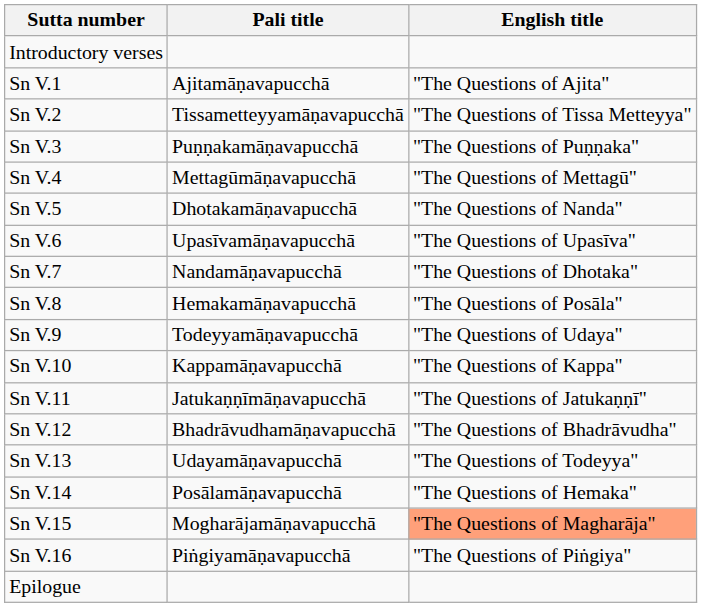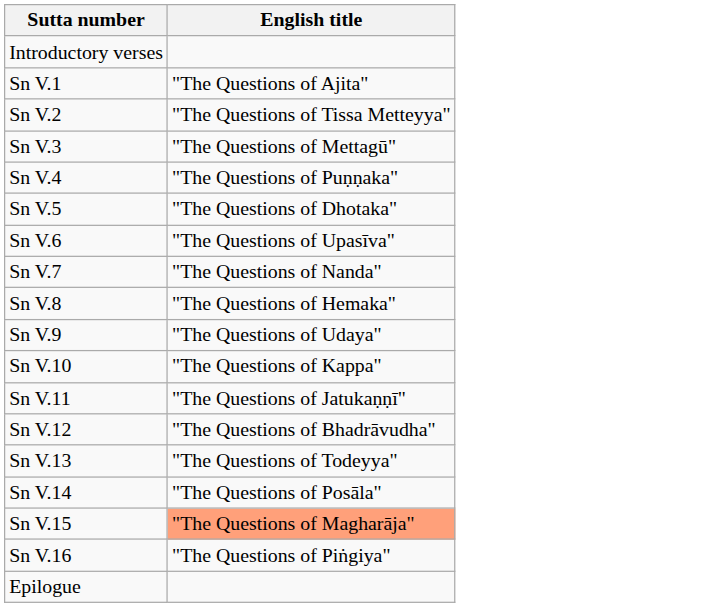- column: (288, 20)
(526, 146) "The Questions of Puṇṇaka" -> (284, 146) "The Questions of Mettagū"
(525, 177) "The Questions of Mettagū" -> (285, 177) "The Questions of Puṇṇaka"
(518, 209) "The Questions of Nanda" -> (285, 209) "The Questions of Dhotaka"
(525, 271) "The Questions of Dhotaka" -> (277, 271) "The Questions of Nanda"
(518, 303) "The Questions of Posāla" -> (284, 303) "The Questions of Hemaka"
(525, 492) "The Questions of Hemaka" -> (277, 492) "The Questions of Posāla"
